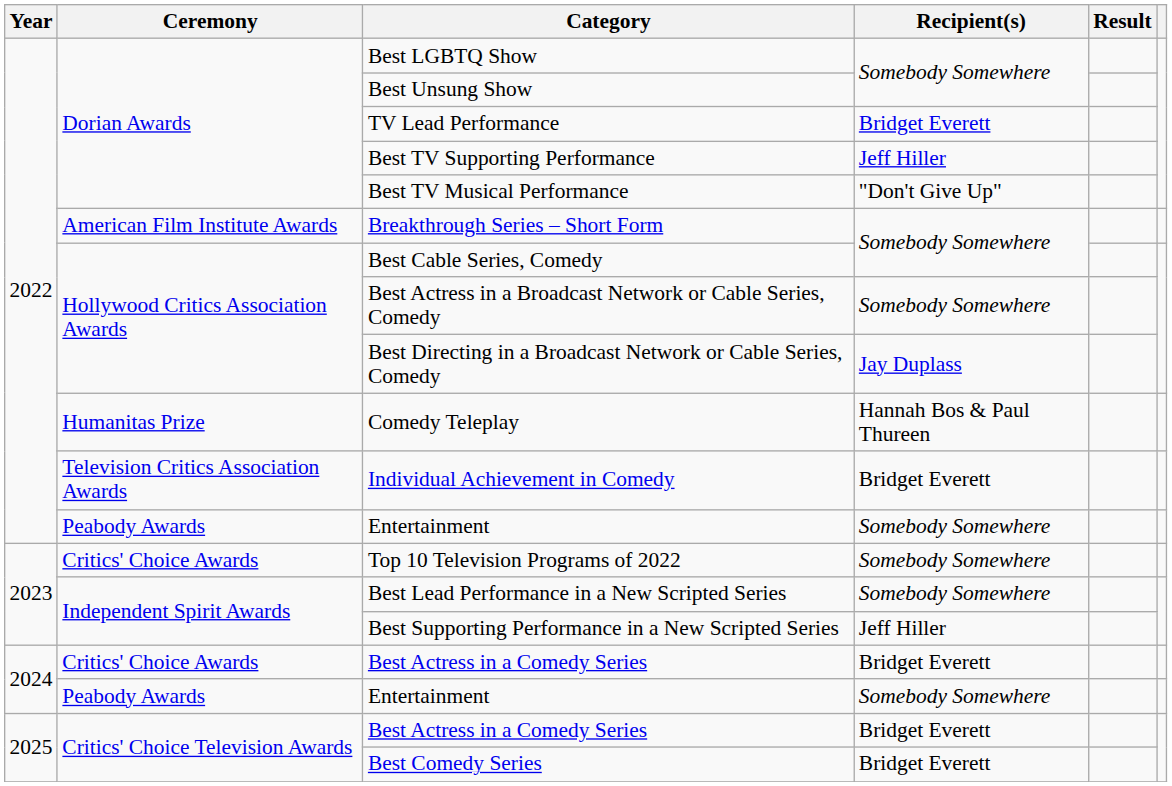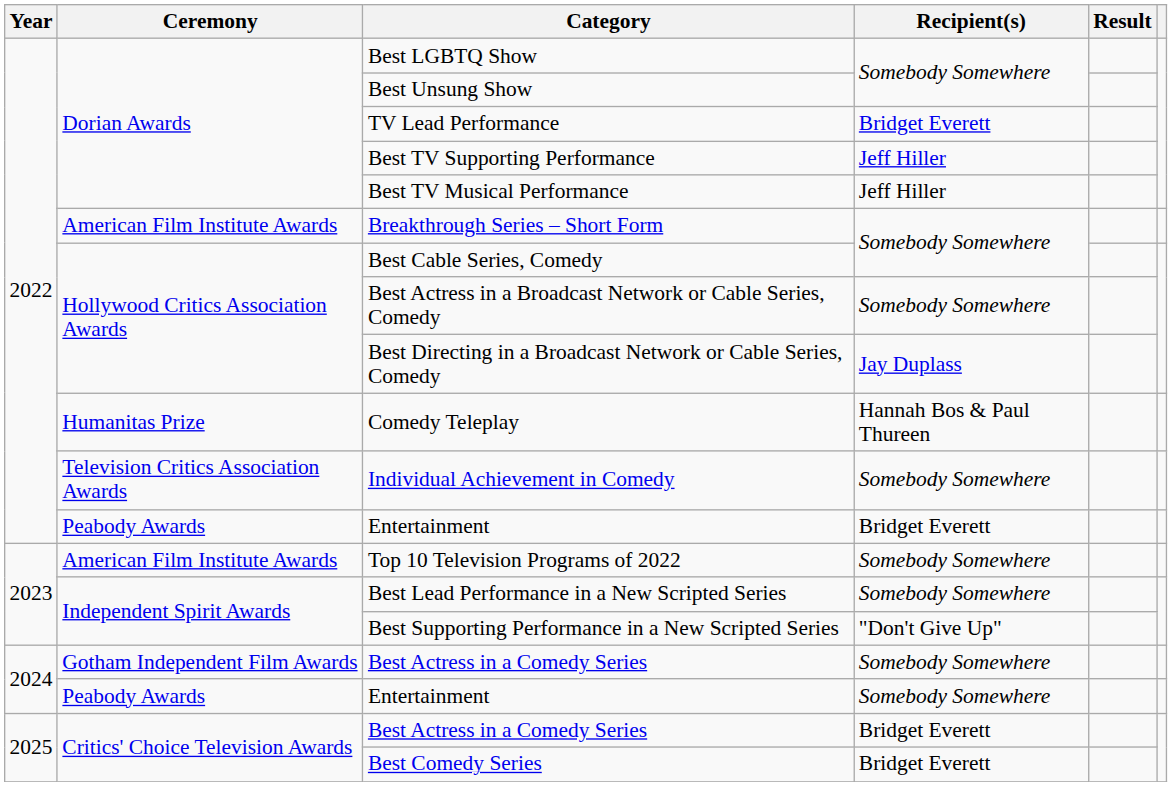(930, 191) "Don't Give Up" -> (902, 191) Jeff Hiller
(925, 479) Bridget Everett -> (955, 479) Somebody Somewhere
(955, 526) Somebody Somewhere -> (925, 526) Bridget Everett
(160, 560) Critics' Choice Awards -> (200, 560) American Film Institute Awards
(902, 628) Jeff Hiller -> (930, 628) "Don't Give Up"
(160, 662) Critics' Choice Awards -> (210, 662) Gotham Independent Film Awards
(925, 662) Bridget Everett -> (955, 662) Somebody Somewhere
